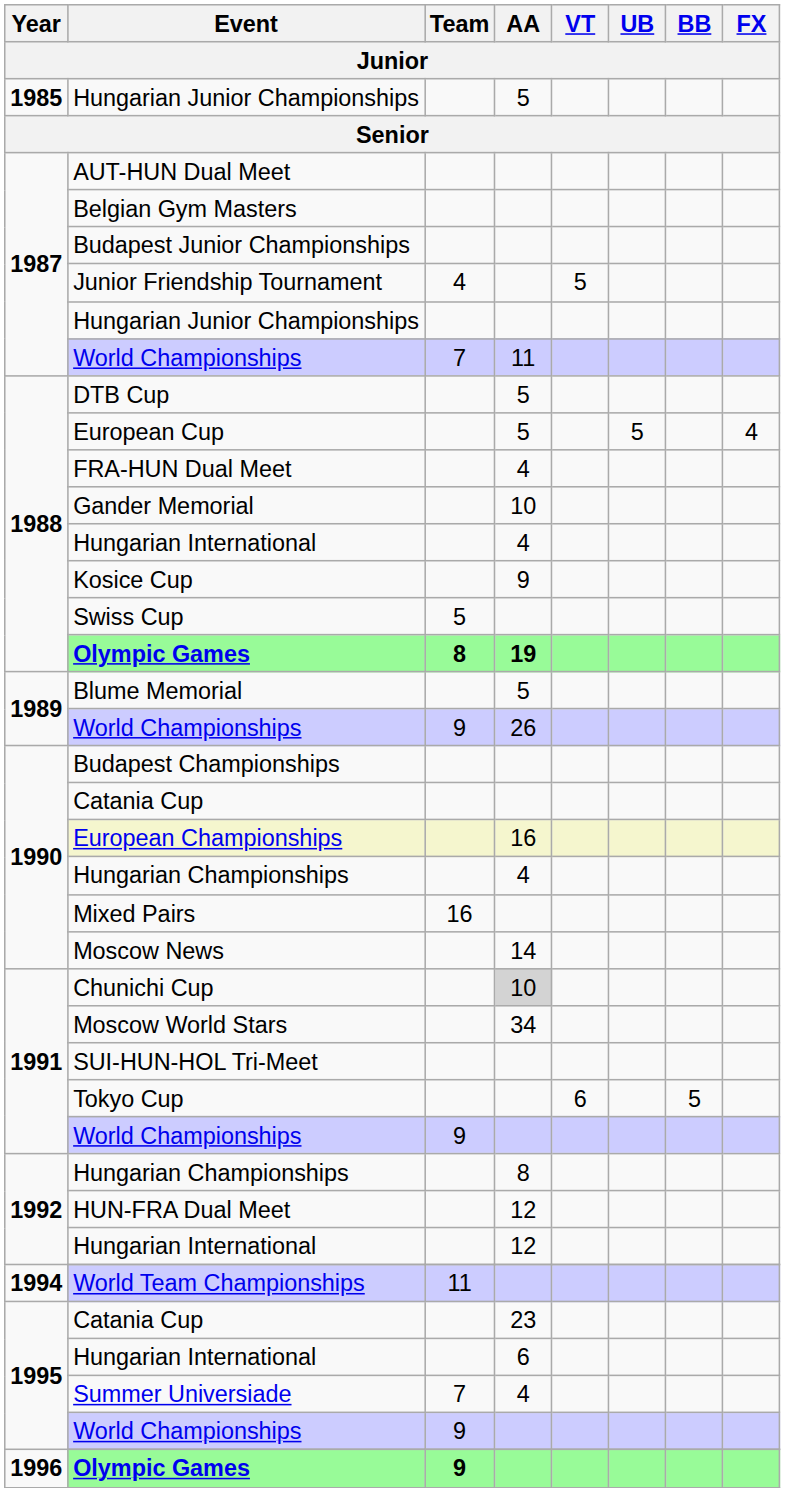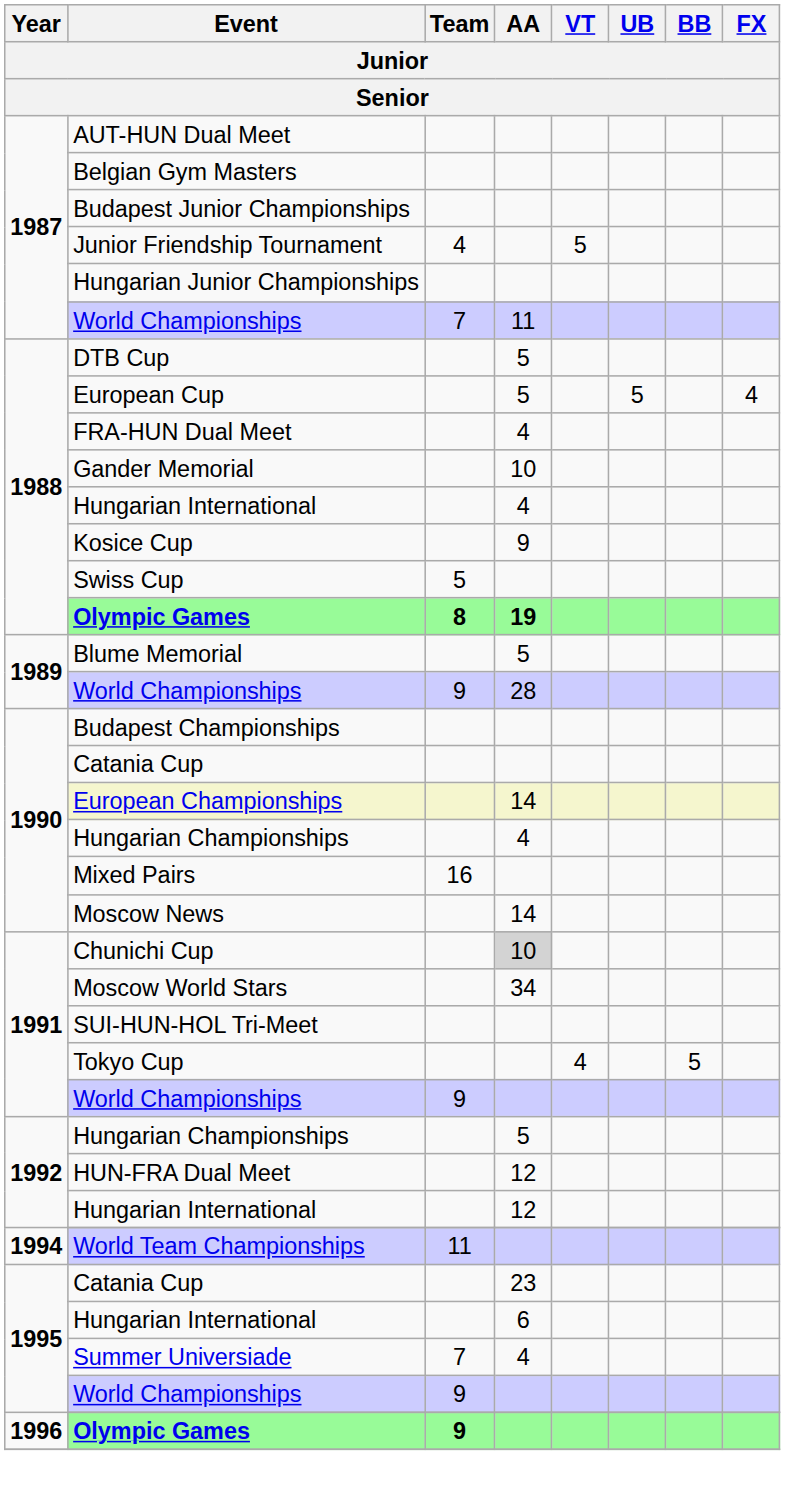- row: (36, 98)
(523, 728) 26 -> (523, 690) 28
(523, 839) 16 -> (523, 802) 14
(580, 1098) 6 -> (580, 1061) 4
(523, 1172) 8 -> (523, 1135) 5
